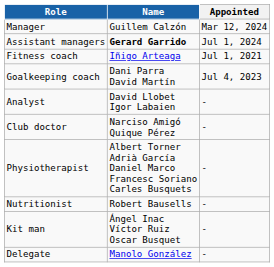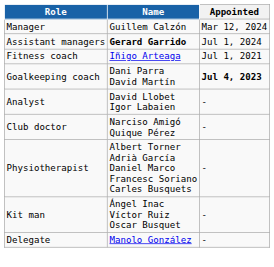(232, 76) normal -> (232, 76) bold
- row: (39, 204)
